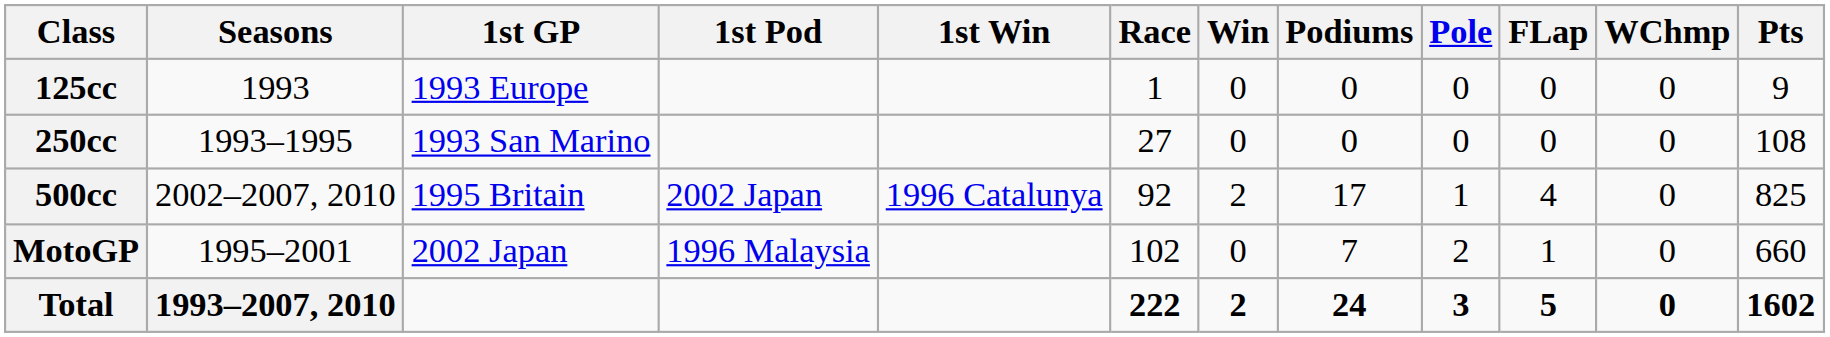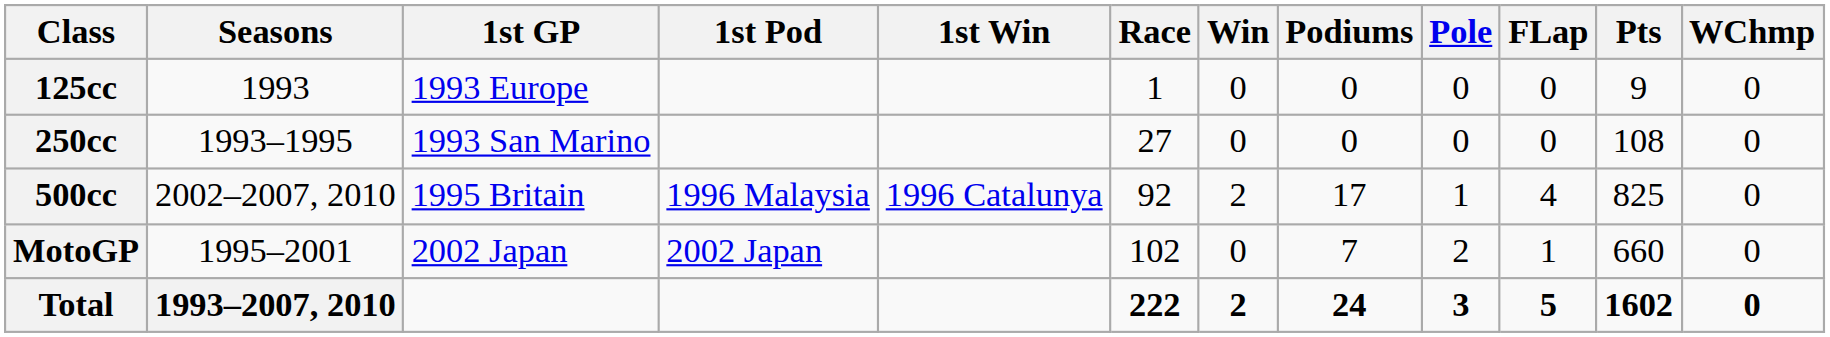columns swapped: (1781, 31) <-> (1667, 31)
(744, 195) 2002 Japan -> (768, 195) 1996 Malaysia
(768, 250) 1996 Malaysia -> (744, 250) 2002 Japan
